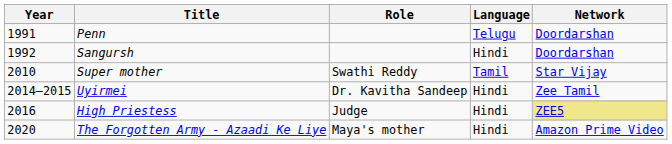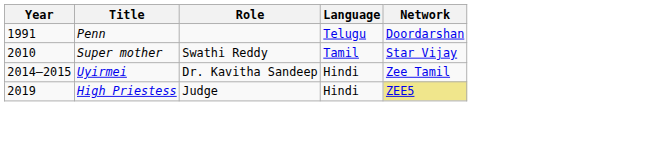- row: (106, 53)
(22, 110) 2016 -> (22, 91) 2019
- row: (202, 130)
